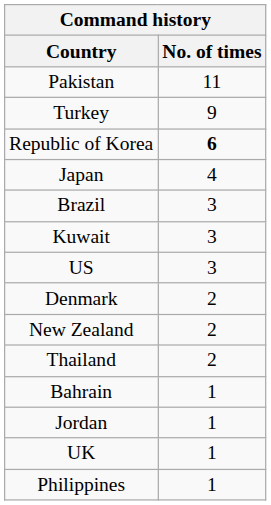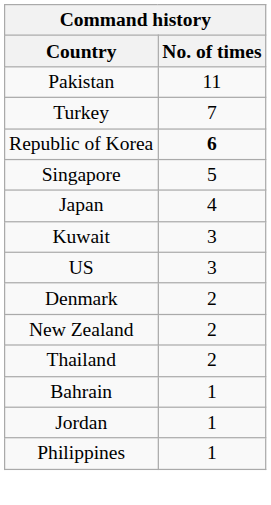(212, 112) 9 -> (212, 112) 7
+ row: (81, 174)
- row: (81, 205)
- row: (81, 453)
